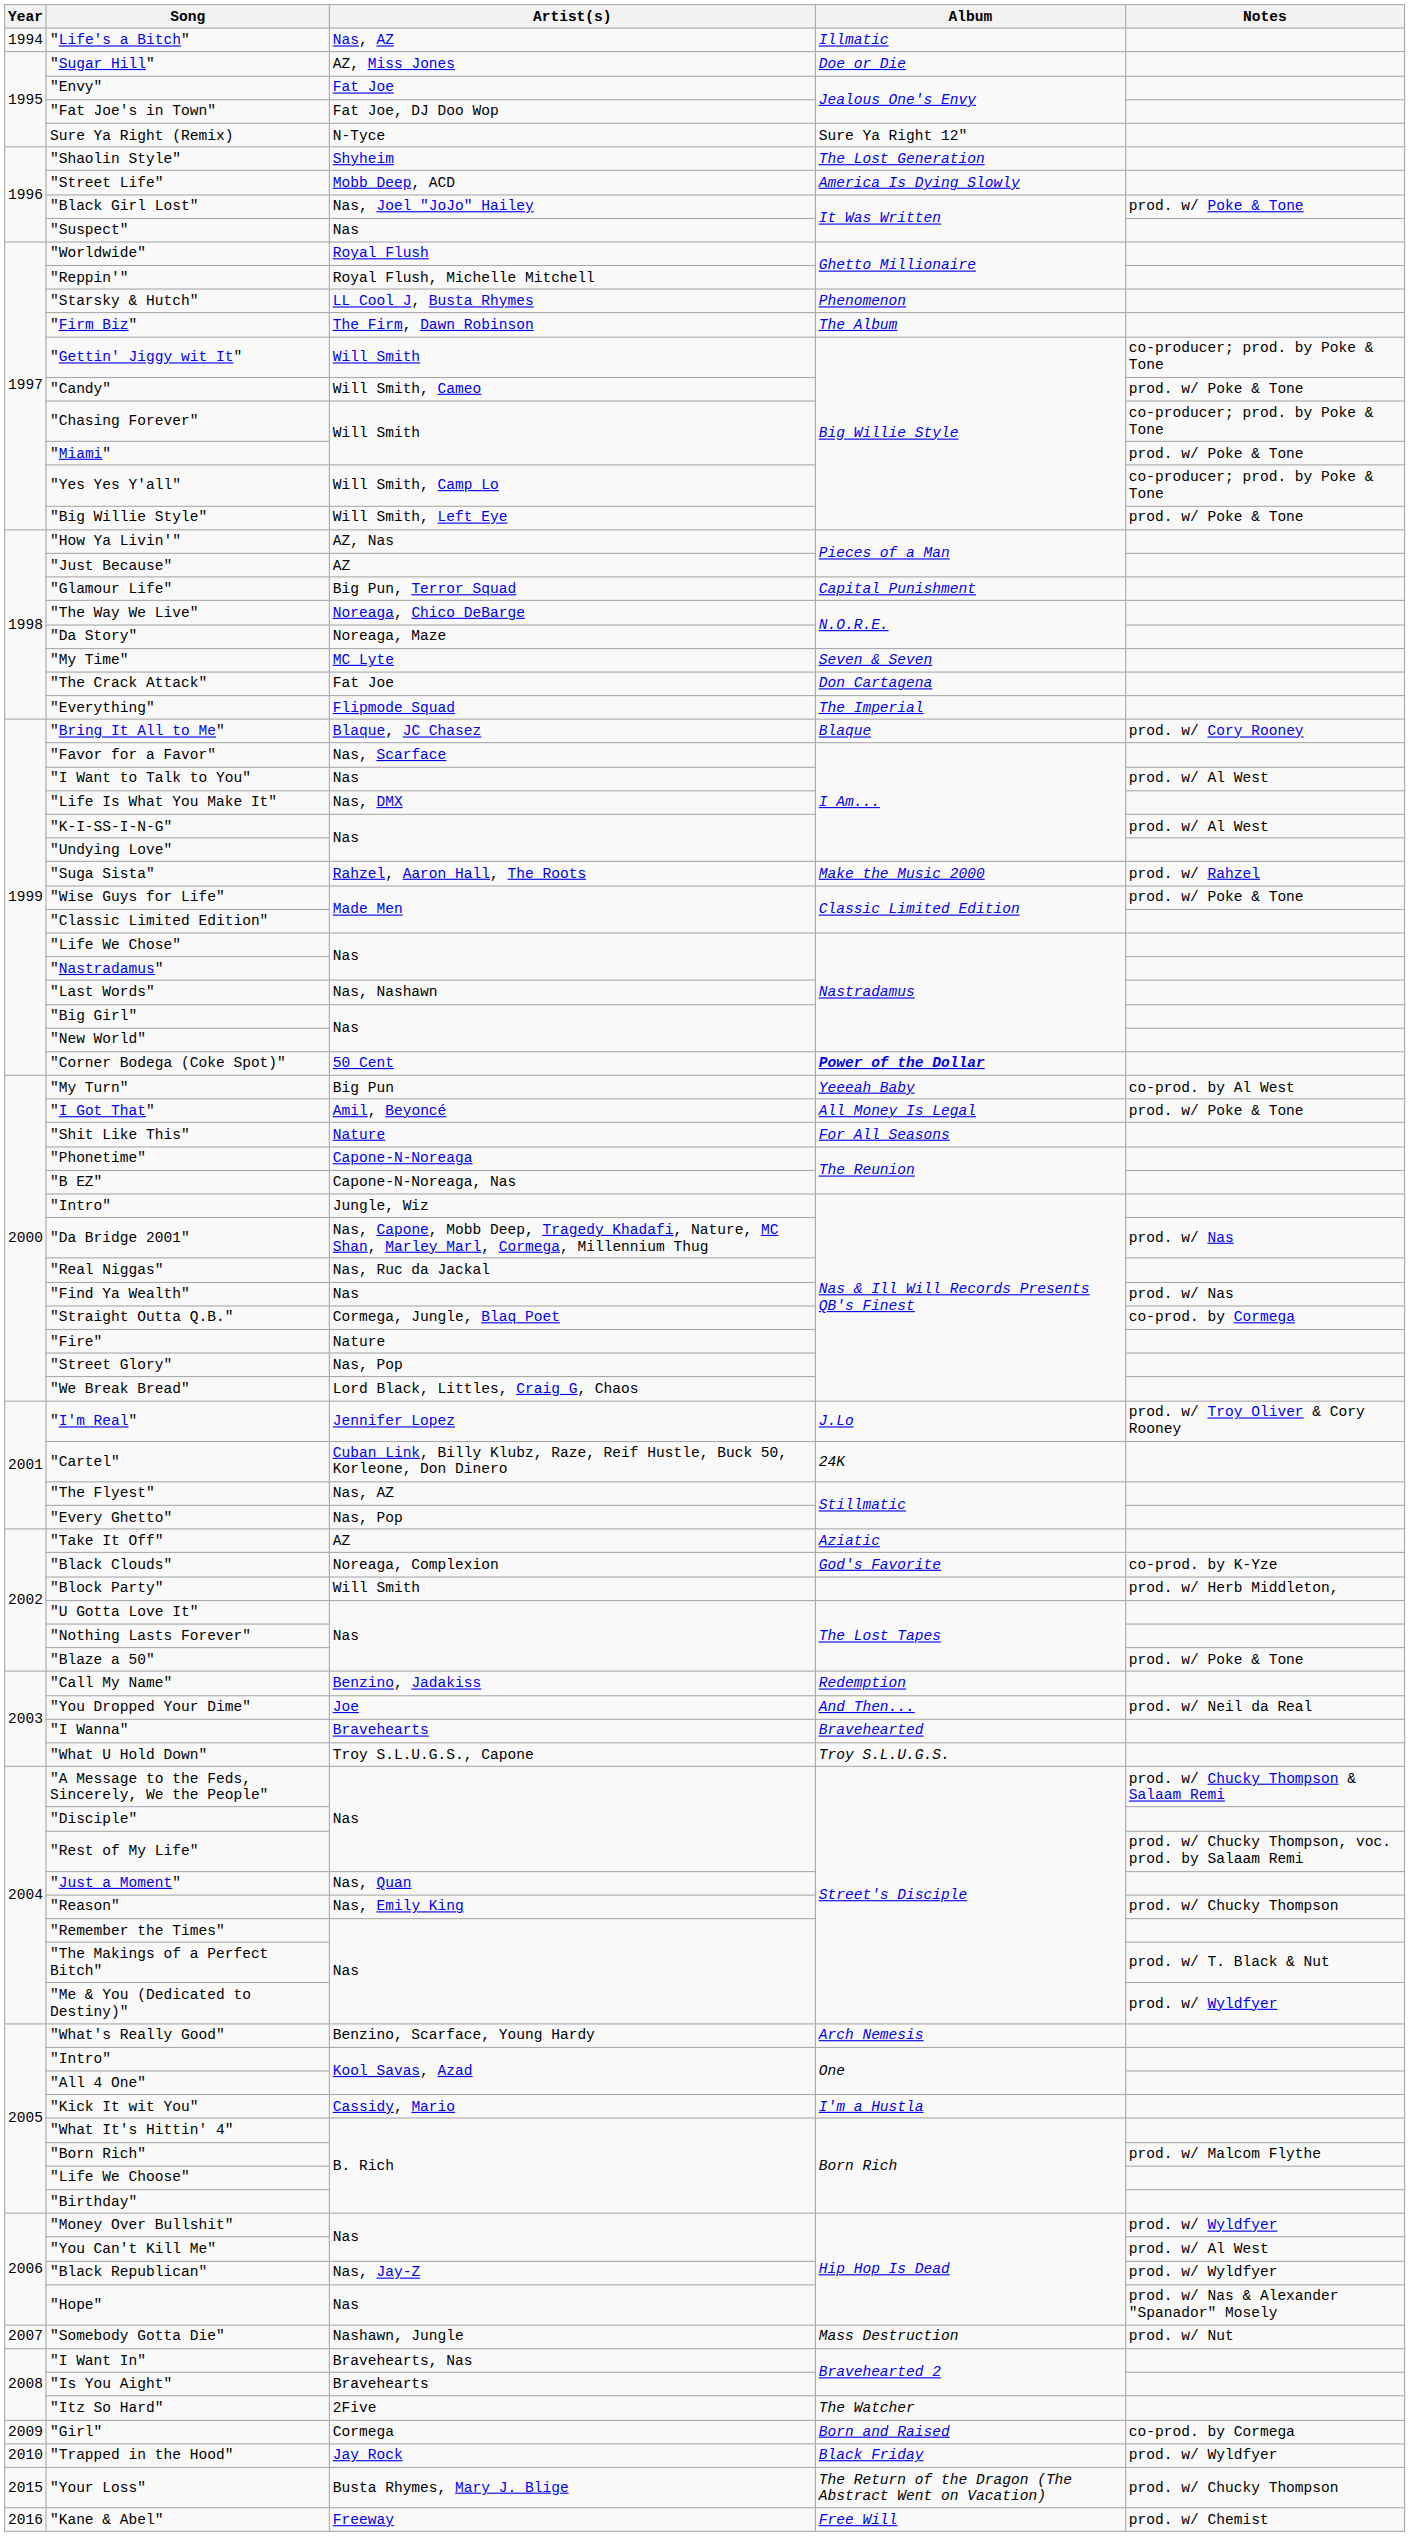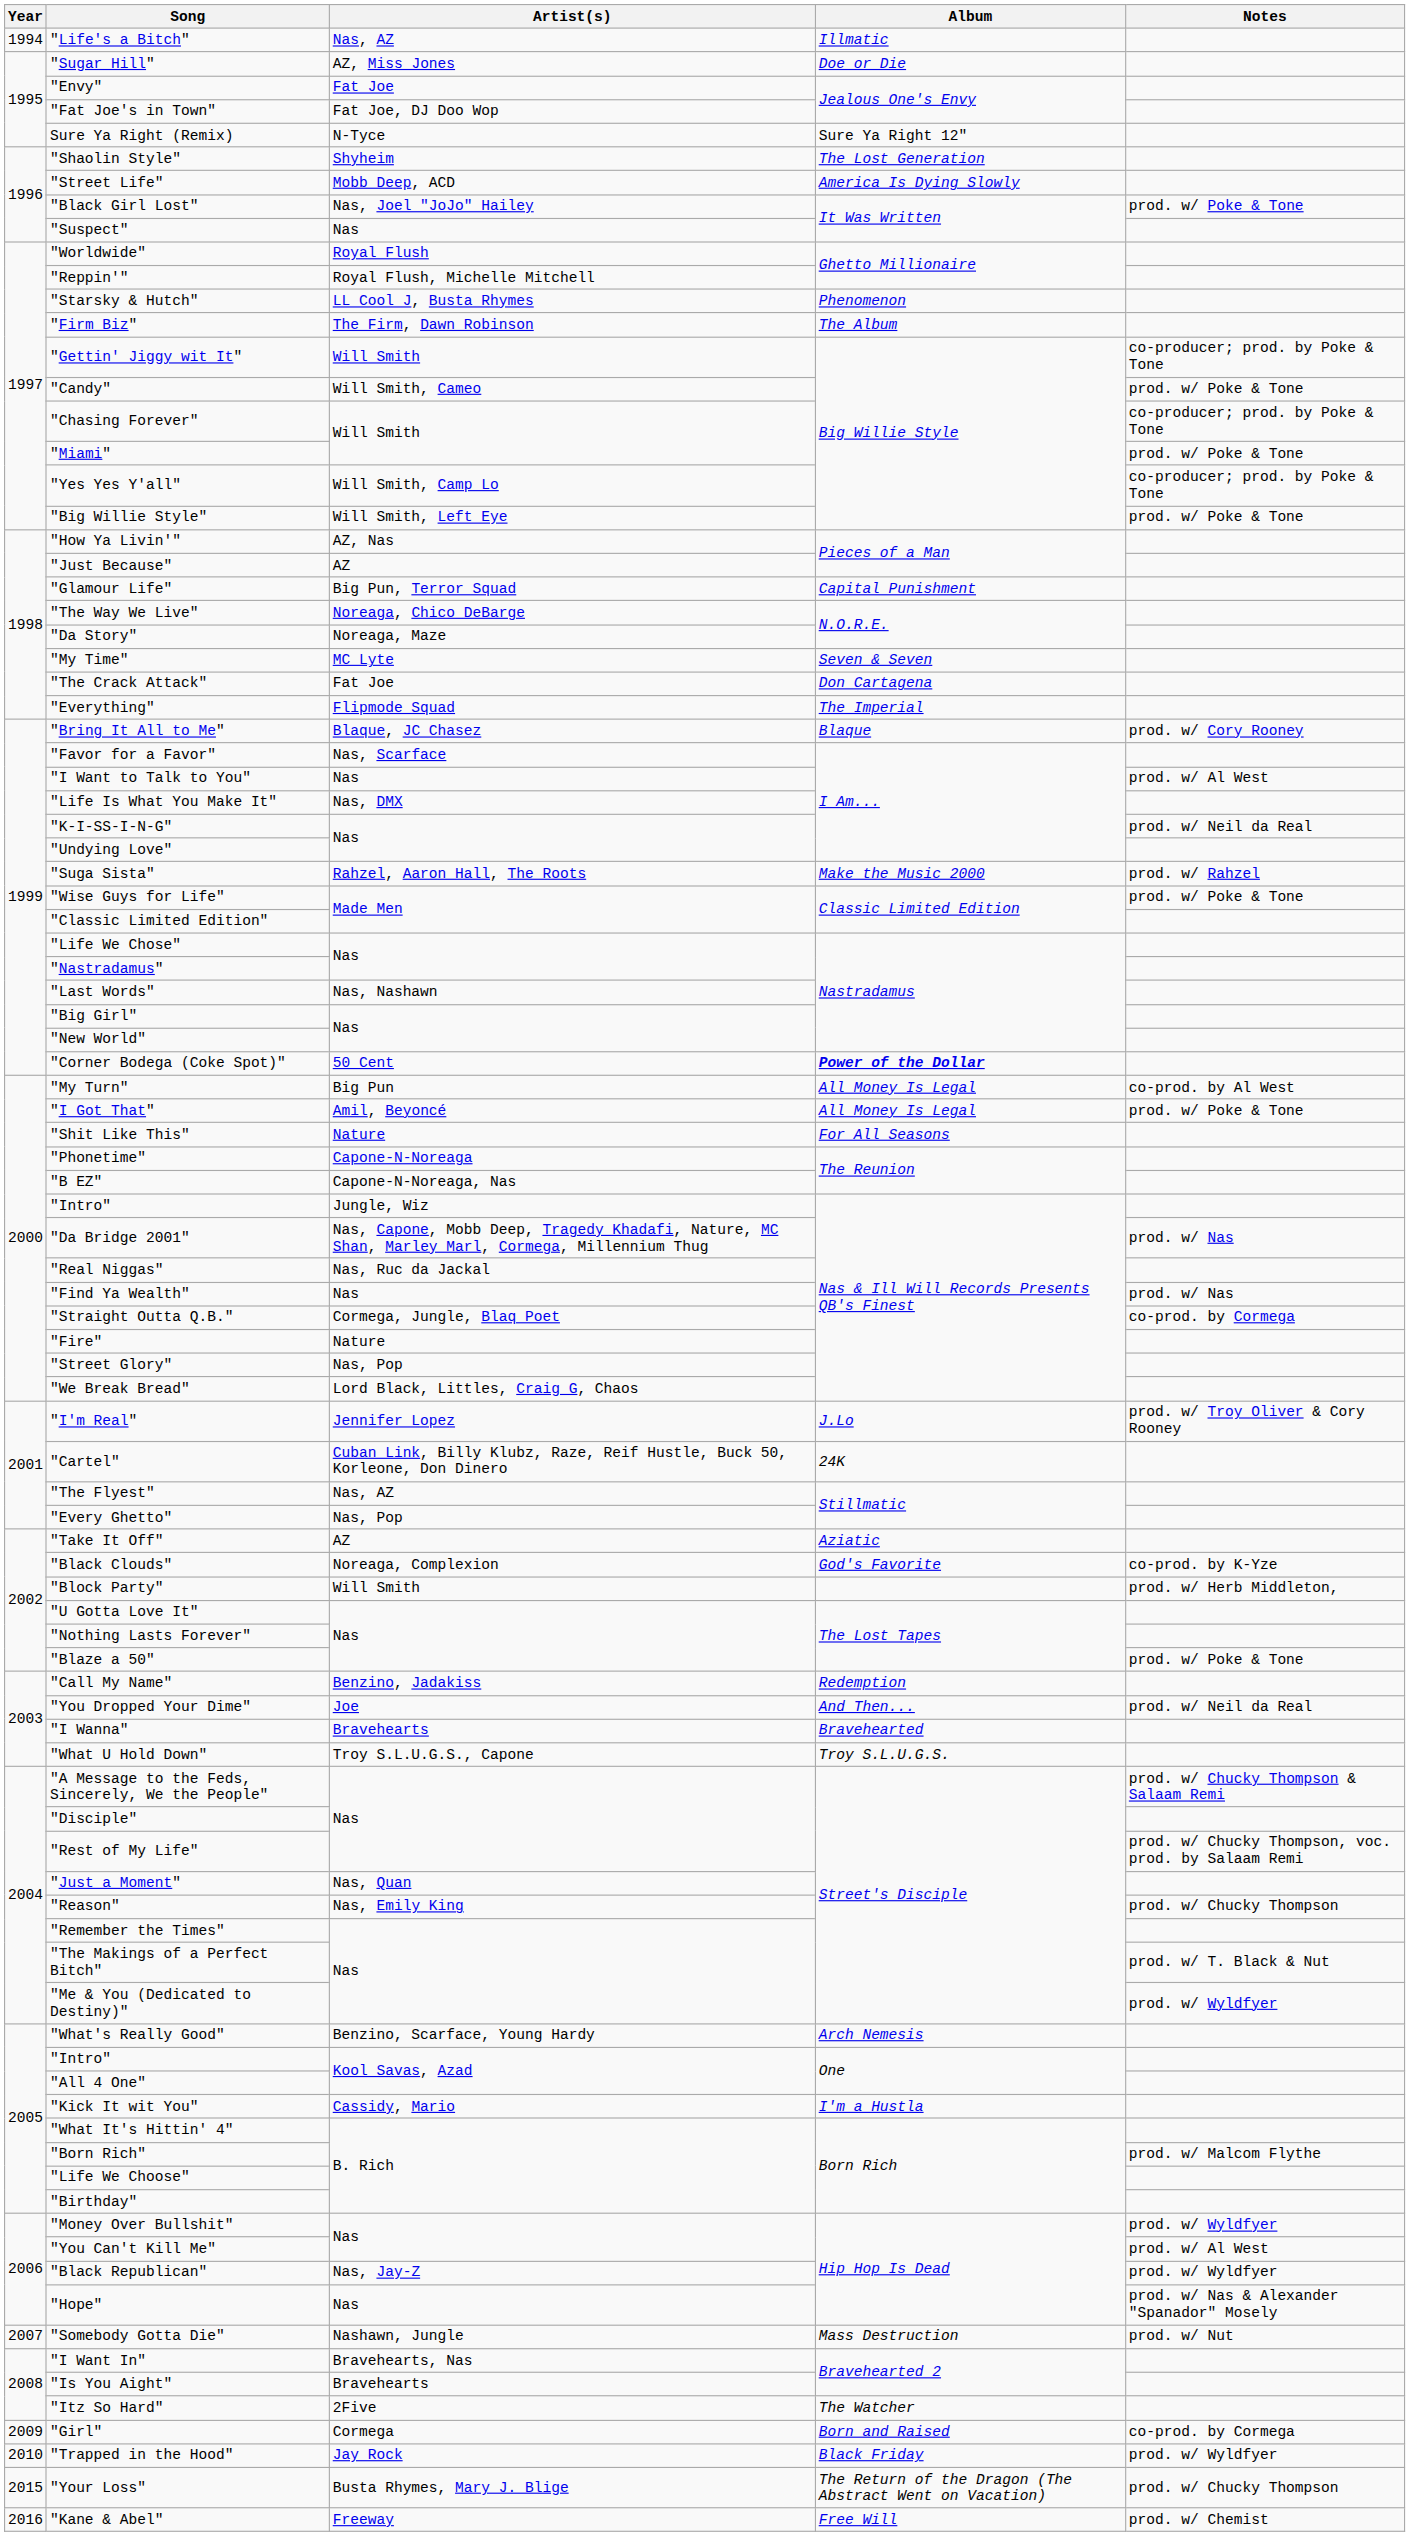(1199, 826) prod. w/ Al West -> (1221, 826) prod. w/ Neil da Real
(867, 1087) Yeeeah Baby -> (897, 1087) All Money Is Legal
